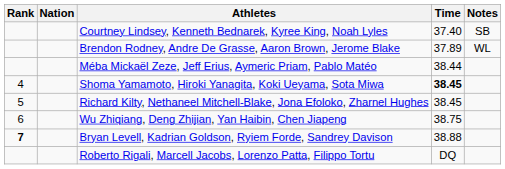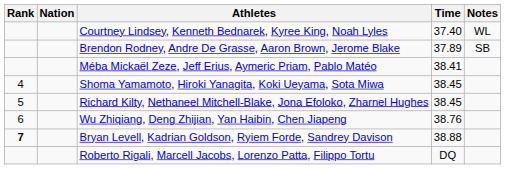(482, 31) SB -> (482, 31) WL
(482, 48) WL -> (482, 48) SB
(448, 66) 38.44 -> (448, 66) 38.41
(448, 84) bold -> (448, 84) normal
(448, 119) 38.75 -> (448, 119) 38.76
